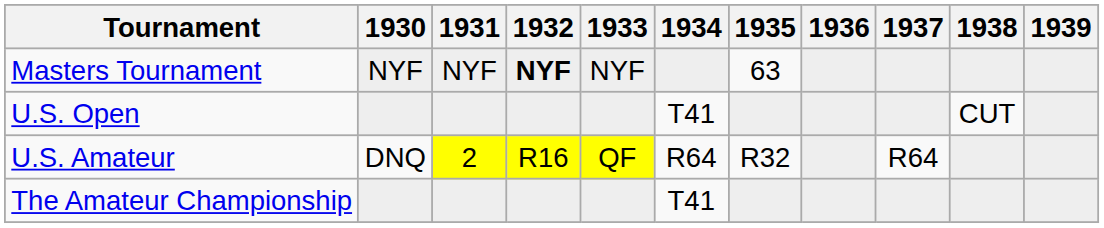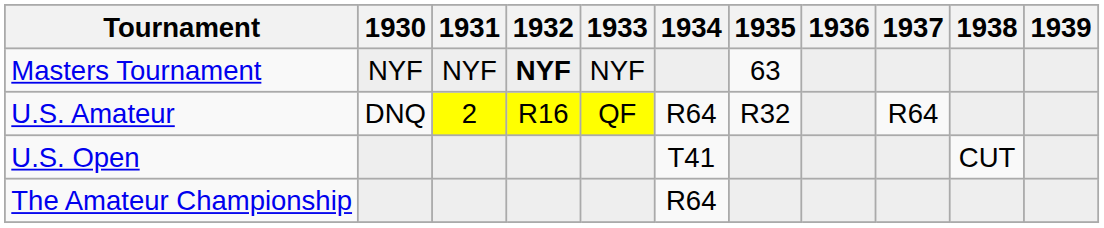rows swapped: (75, 114) <-> (93, 158)
(691, 201) T41 -> (691, 201) R64
